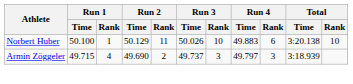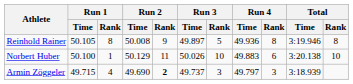+ row: (36, 42)
(164, 57) normal -> (165, 72) bold
